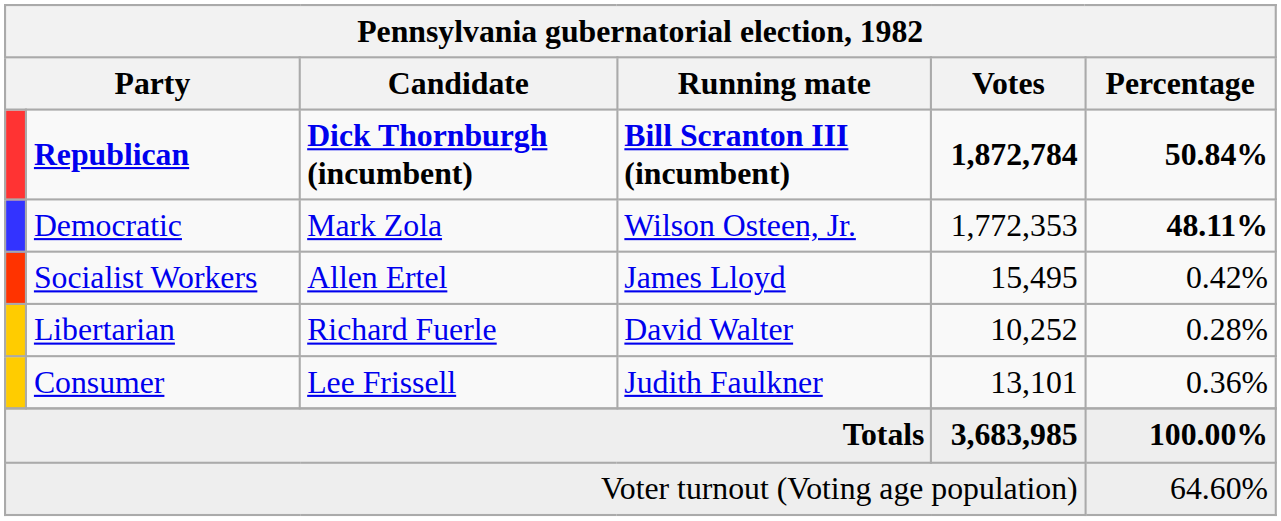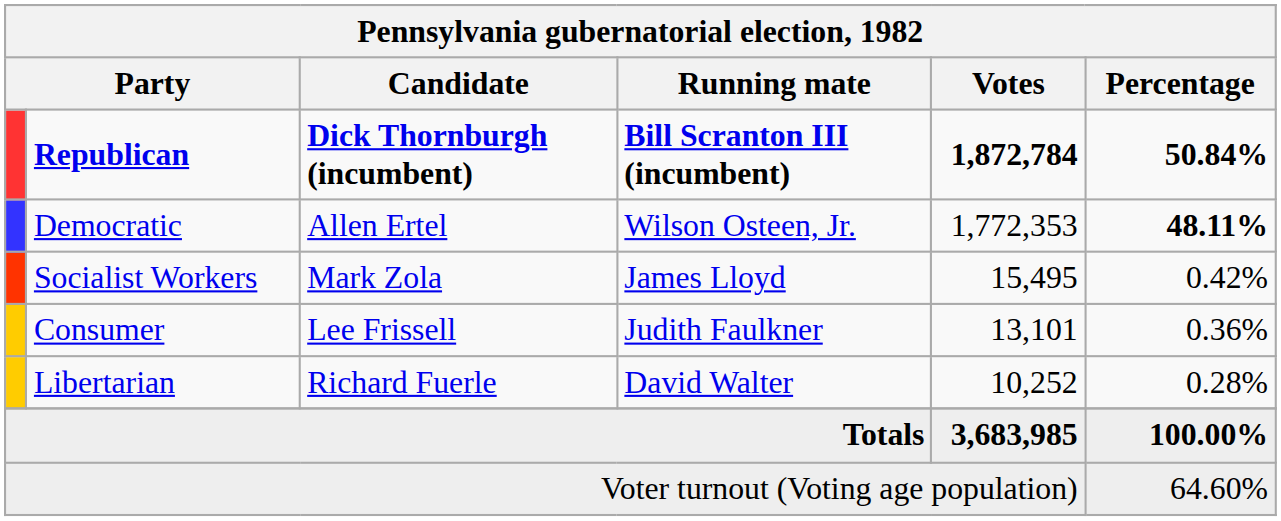(375, 225) Mark Zola -> (377, 225) Allen Ertel
(377, 278) Allen Ertel -> (375, 278) Mark Zola
rows swapped: (99, 382) <-> (104, 330)
